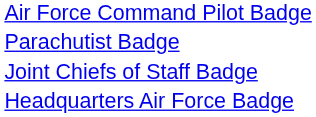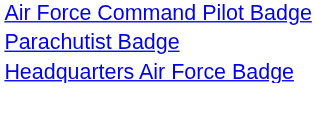- row: (131, 71)
